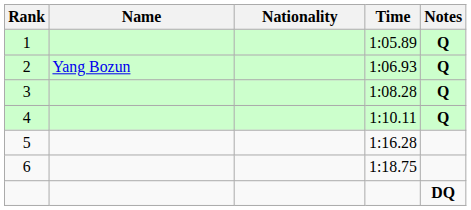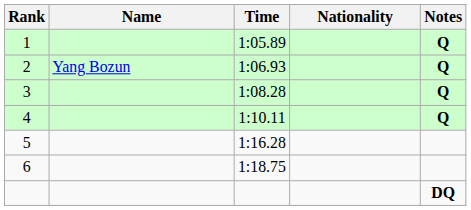columns swapped: (300, 17) <-> (393, 17)
